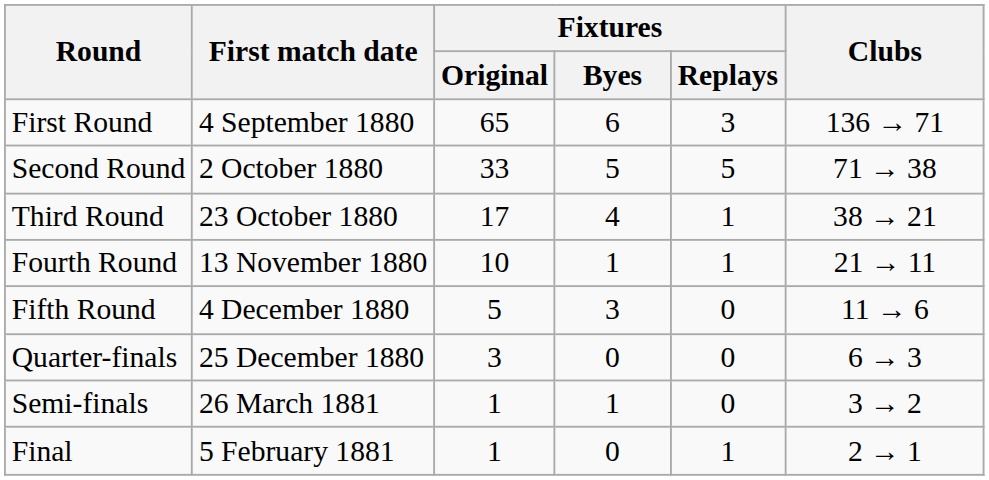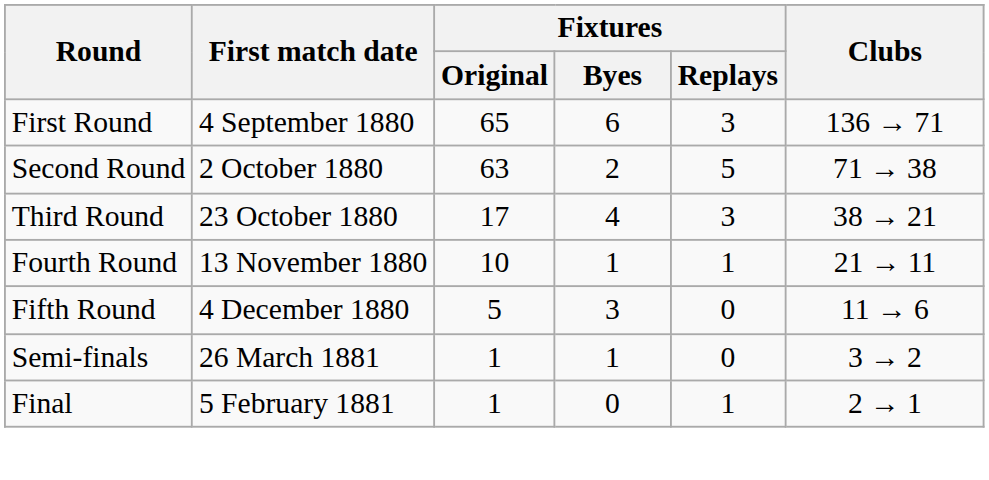(495, 168) 33 -> (495, 168) 63
(612, 168) 5 -> (612, 168) 2
(728, 215) 1 -> (728, 215) 3
- row: (94, 356)
